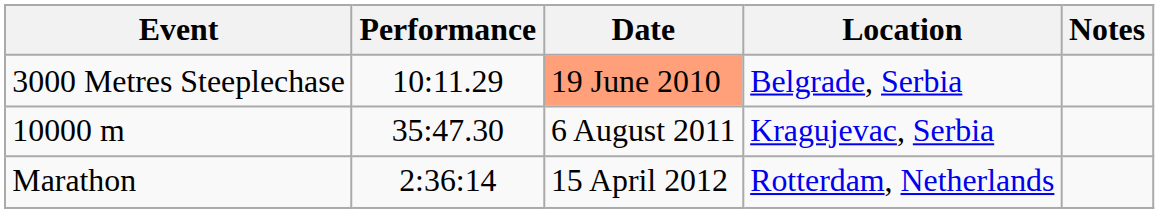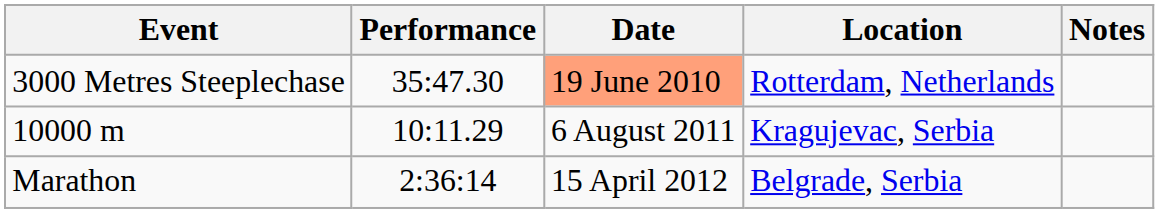(448, 80) 10:11.29 -> (448, 80) 35:47.30
(856, 80) Belgrade, Serbia -> (902, 80) Rotterdam, Netherlands
(448, 130) 35:47.30 -> (448, 130) 10:11.29
(902, 181) Rotterdam, Netherlands -> (856, 181) Belgrade, Serbia
